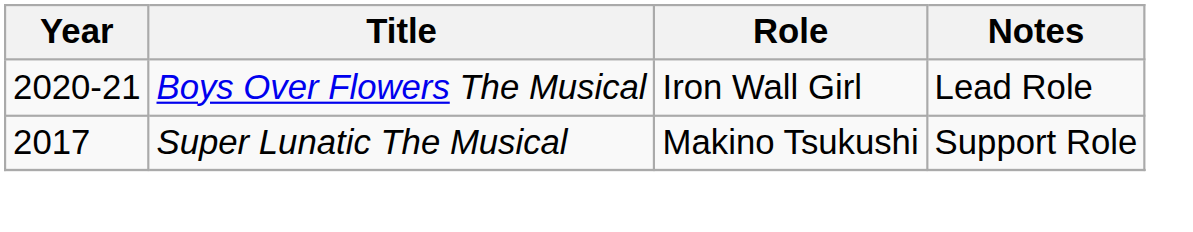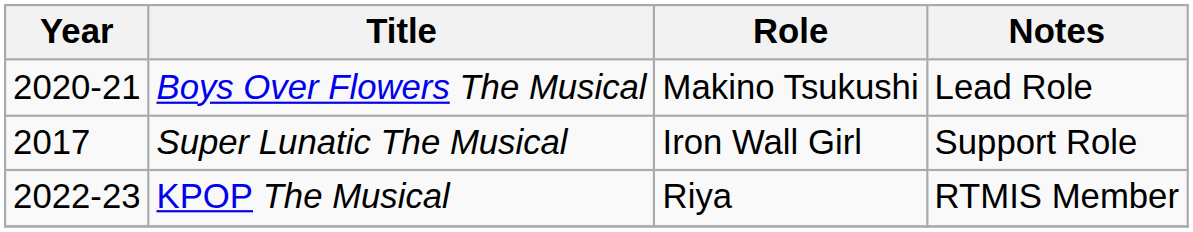(762, 87) Iron Wall Girl -> (791, 87) Makino Tsukushi
(791, 142) Makino Tsukushi -> (762, 142) Iron Wall Girl
+ row: (303, 197)
